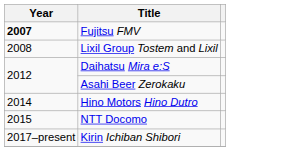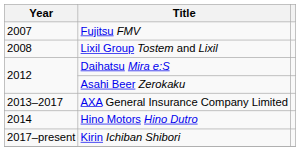(19, 31) bold -> (19, 31) normal
+ row: (184, 102)
- row: (114, 119)
